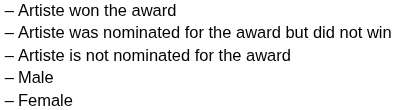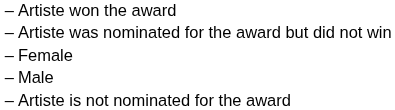rows swapped: (154, 55) <-> (45, 100)
